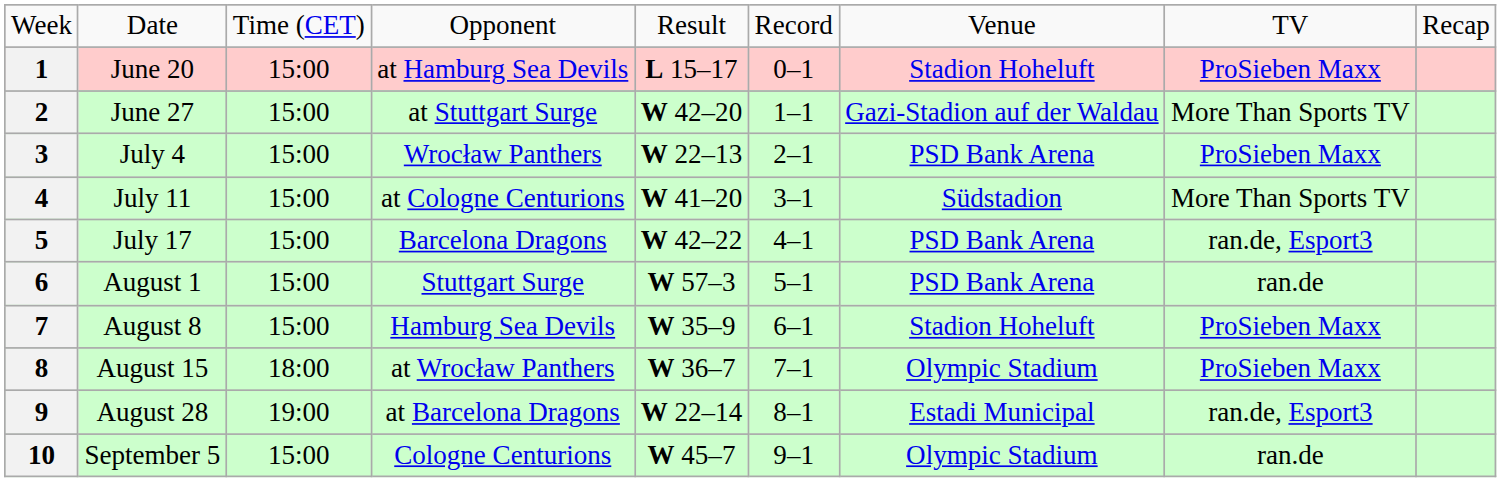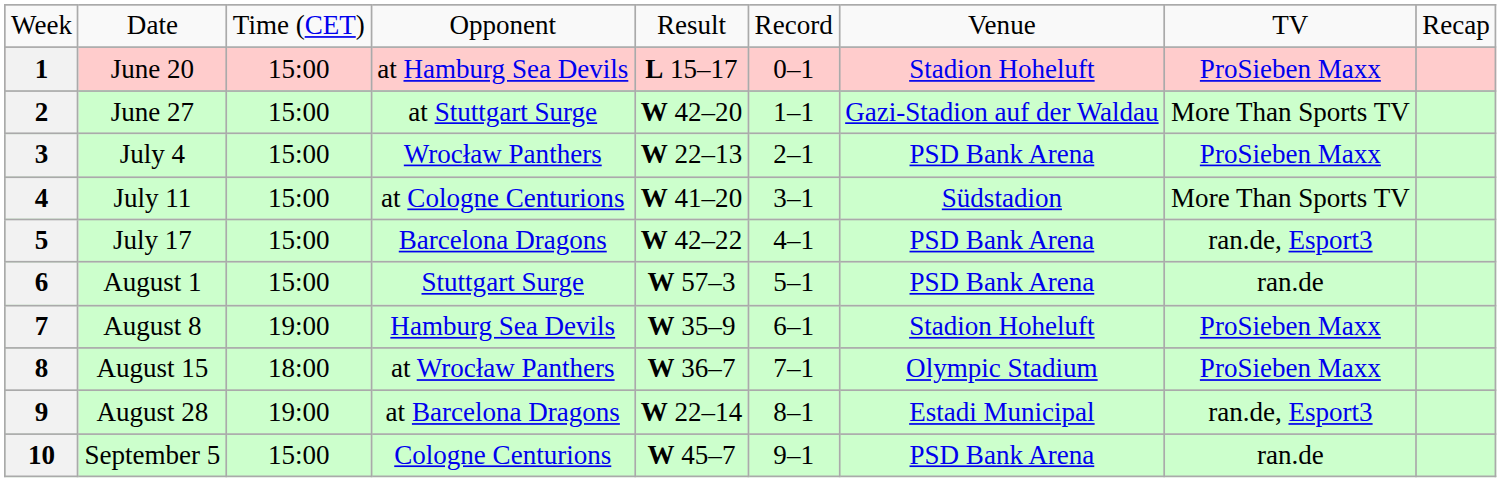(299, 326) 15:00 -> (299, 326) 19:00
(1002, 454) Olympic Stadium -> (1002, 454) PSD Bank Arena
